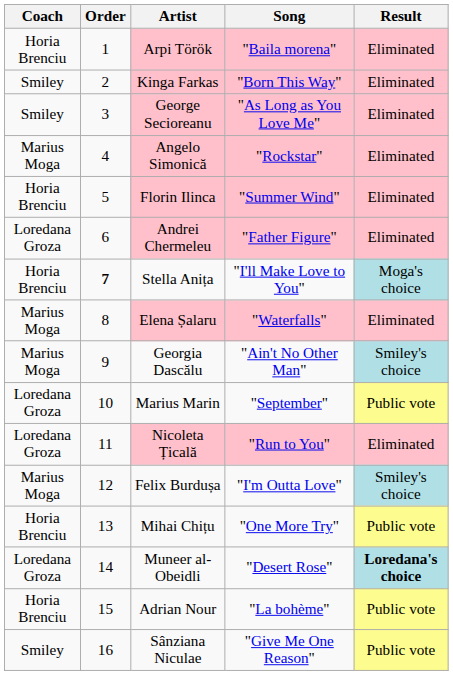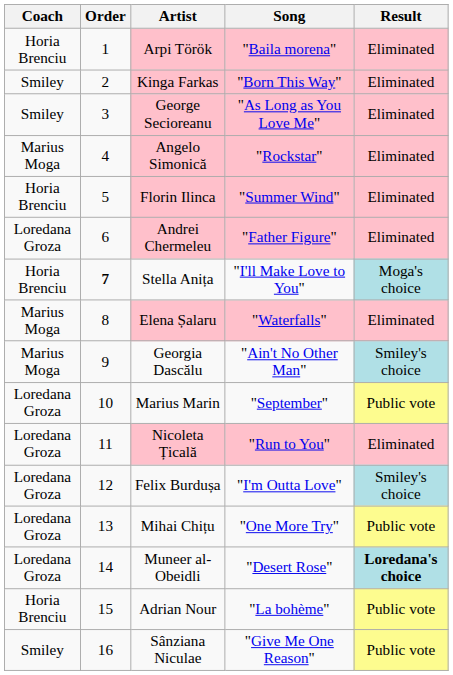(42, 485) Marius Moga -> (42, 485) Loredana Groza
(42, 526) Horia Brenciu -> (42, 526) Loredana Groza
